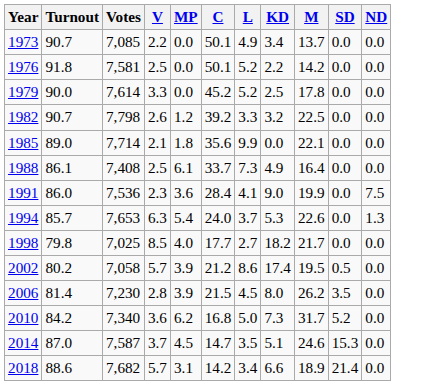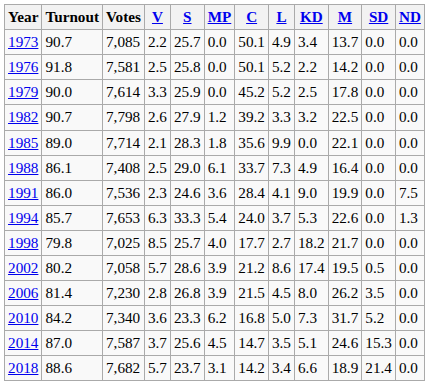+ column: (187, 17)
